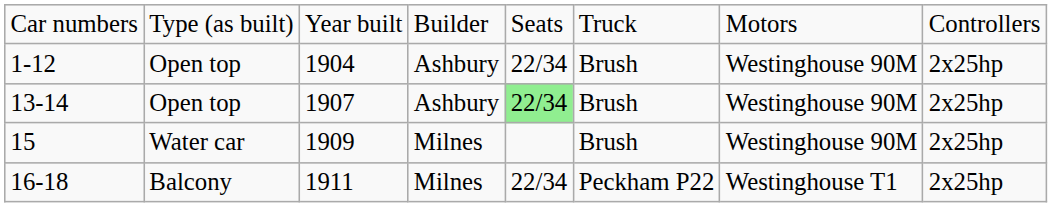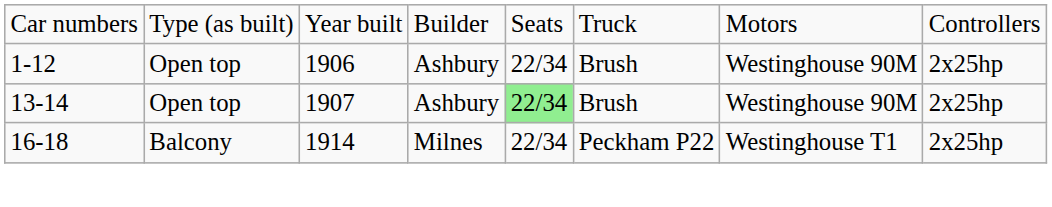(330, 63) 1904 -> (330, 63) 1906
- row: (23, 142)
(329, 181) 1911 -> (330, 142) 1914
